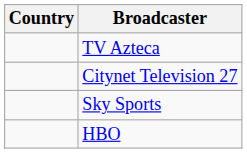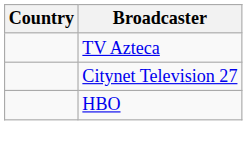- row: (122, 104)
